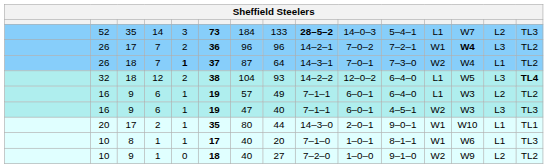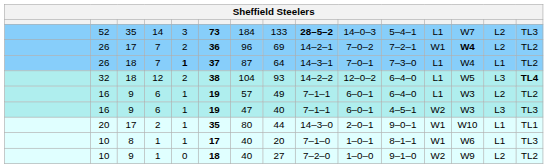(279, 47) 96 -> (279, 47) 69
(500, 47) L3 -> (500, 47) L2
(438, 63) W2 -> (438, 63) L1
